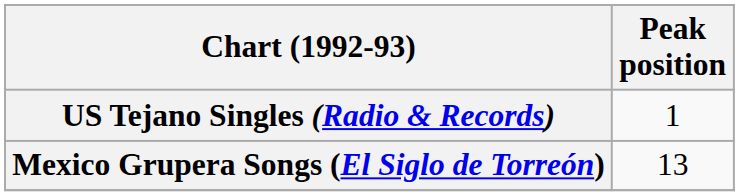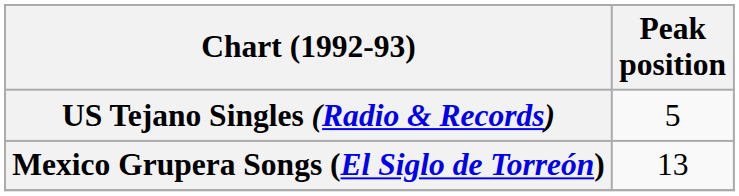(673, 114) 1 -> (673, 114) 5
